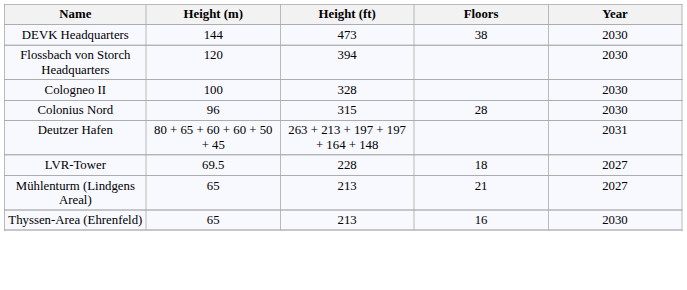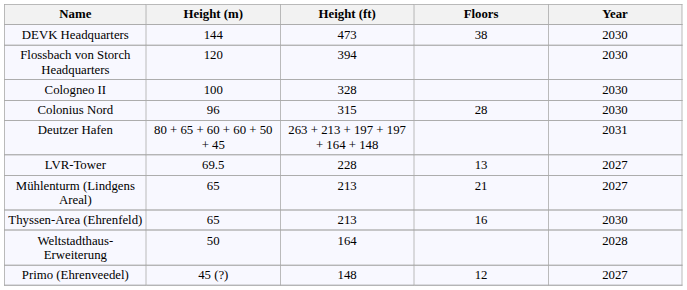(481, 165) 18 -> (481, 165) 13
+ row: (75, 247)
+ row: (75, 275)
